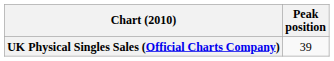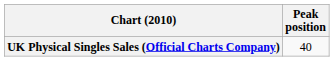(306, 46) 39 -> (306, 46) 40
